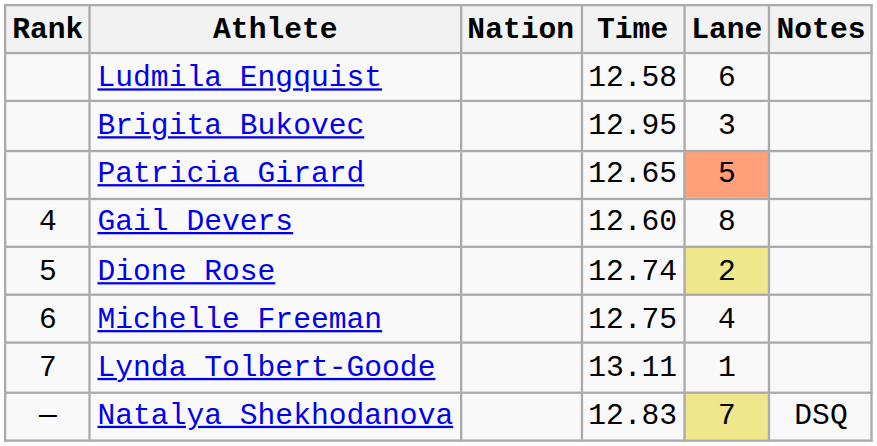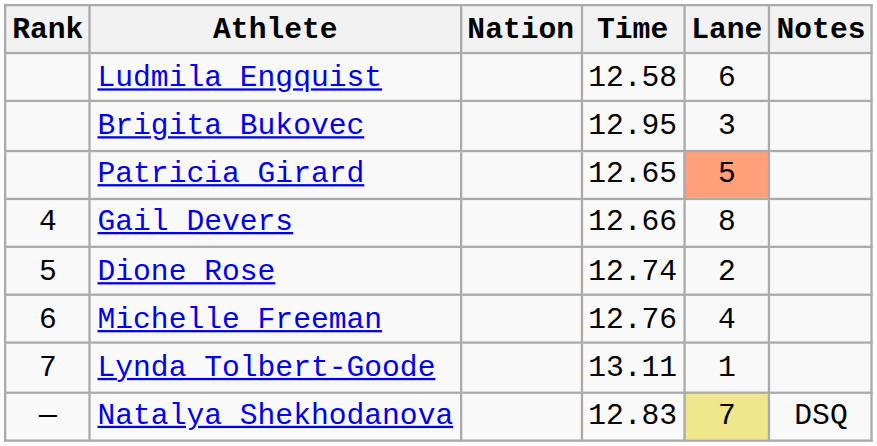(633, 223) 12.60 -> (633, 223) 12.66
(727, 271) khaki background -> (727, 271) no background
(633, 319) 12.75 -> (633, 319) 12.76
